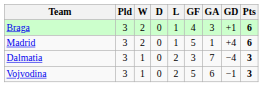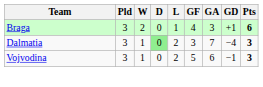- row: (21, 43)
(159, 58) no background -> (159, 43) lightgreen background
